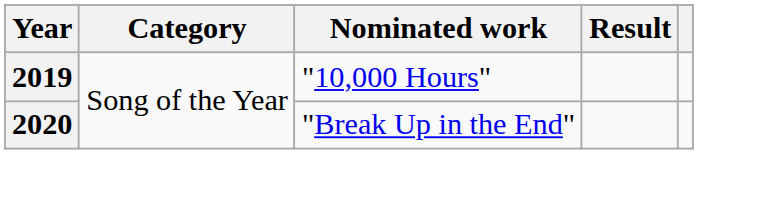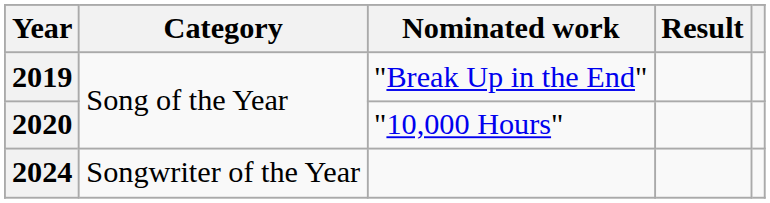(397, 76) "10,000 Hours" -> (511, 76) "Break Up in the End"
(439, 124) "Break Up in the End" -> (469, 124) "10,000 Hours"
+ row: (42, 172)
